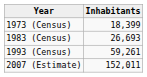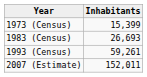(125, 25) 18,399 -> (125, 25) 15,399
